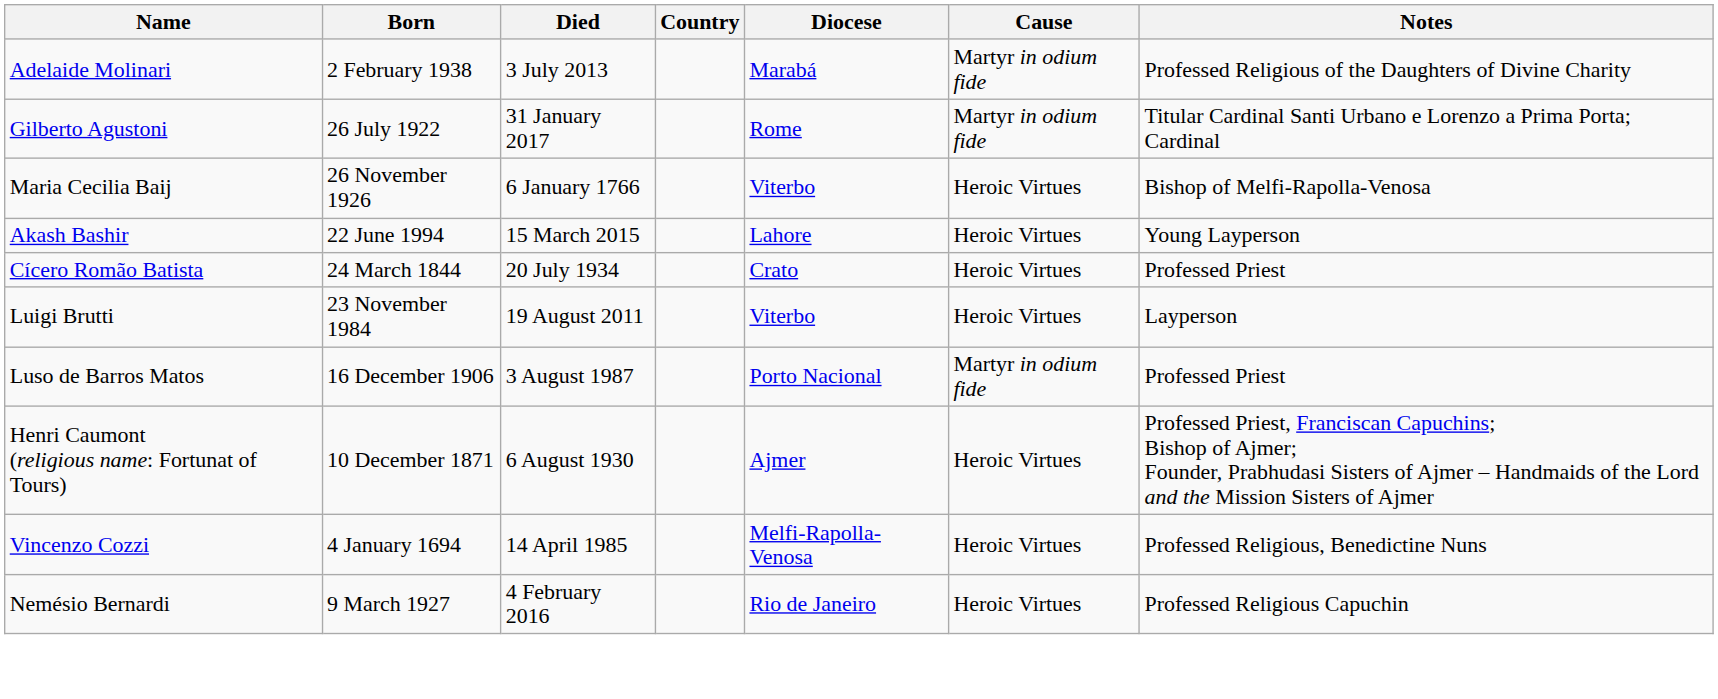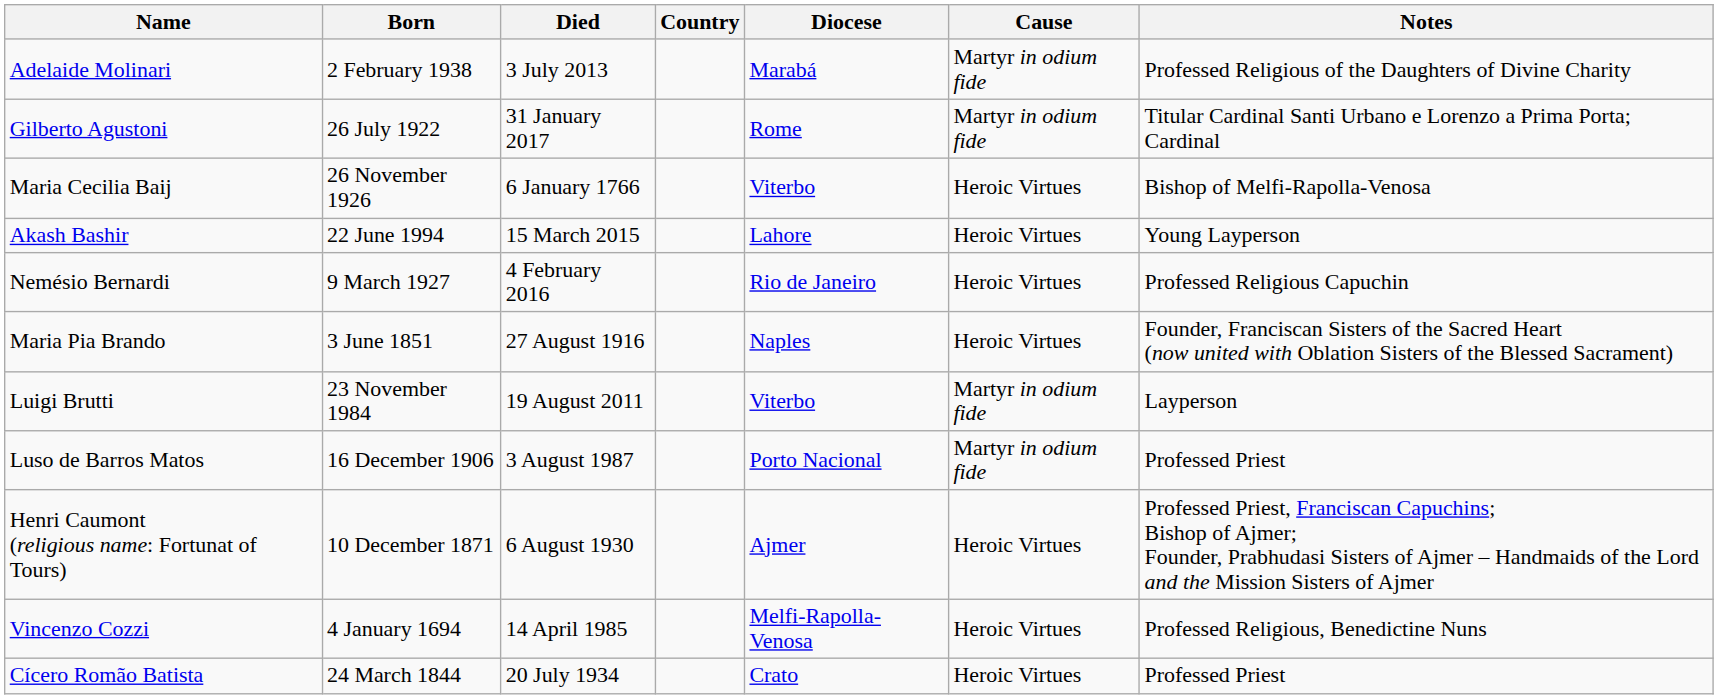rows swapped: (90, 603) <-> (107, 269)
+ row: (88, 341)
(1017, 316) Heroic Virtues -> (1025, 400) Martyr in odium fide
